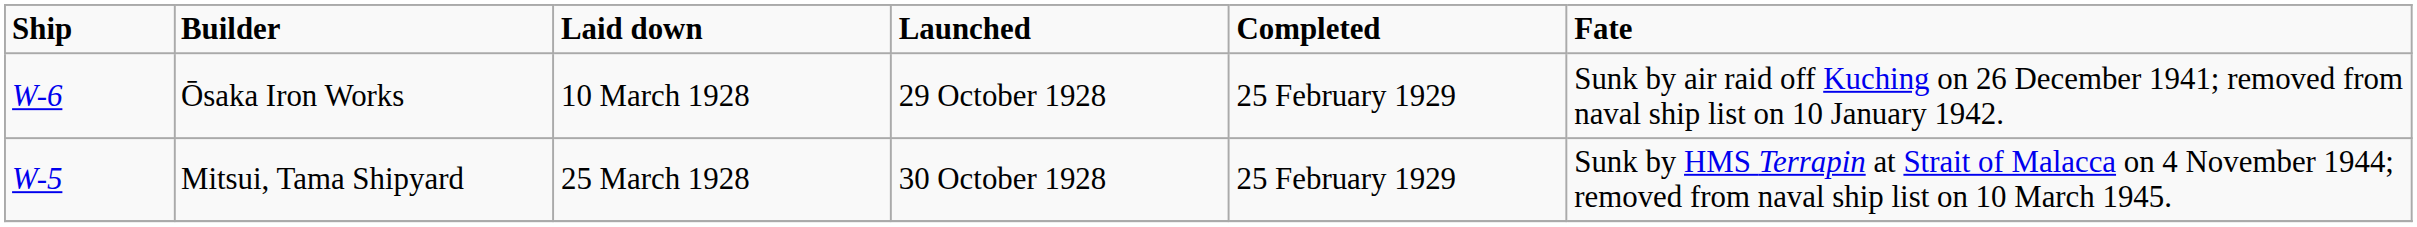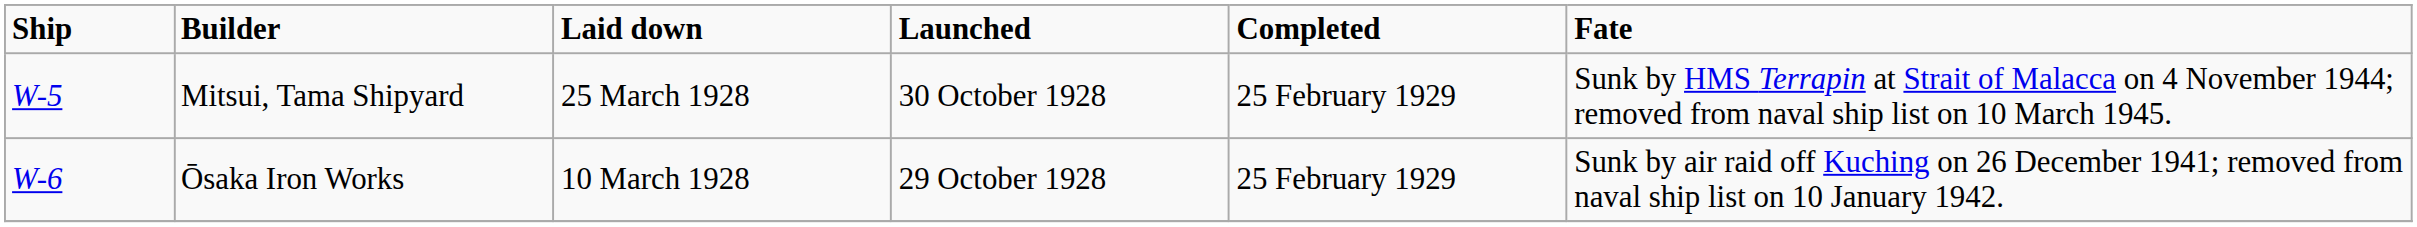rows swapped: (322, 179) <-> (293, 95)
